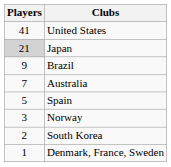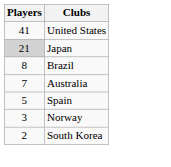(24, 65) 9 -> (24, 65) 8
- row: (105, 153)
